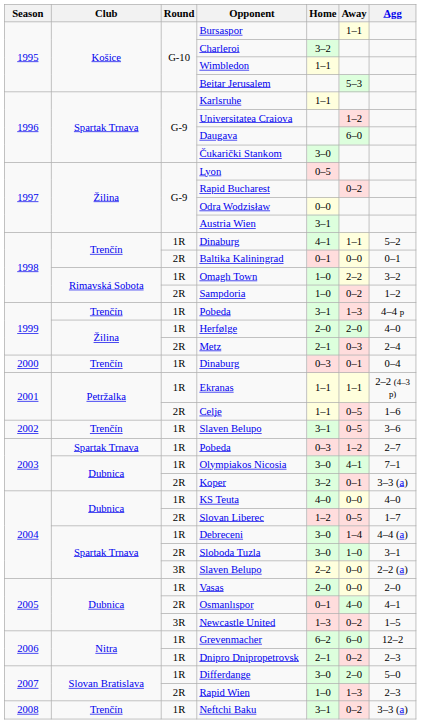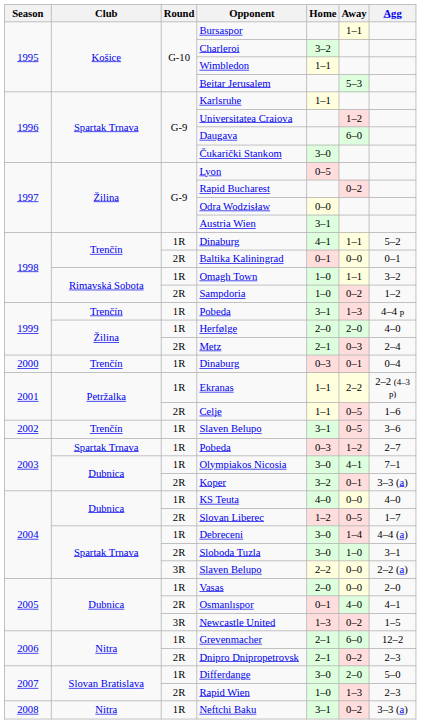(354, 276) 2–2 -> (354, 276) 1–1
(354, 388) 1–1 -> (354, 388) 2–2
(323, 640) 6–2 -> (323, 640) 2–1
(179, 657) 1R -> (179, 657) 2R
(106, 710) Trenčín -> (106, 710) Nitra
